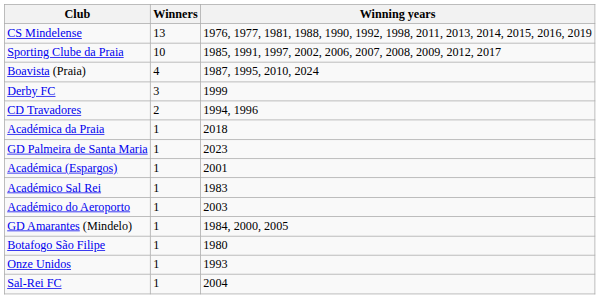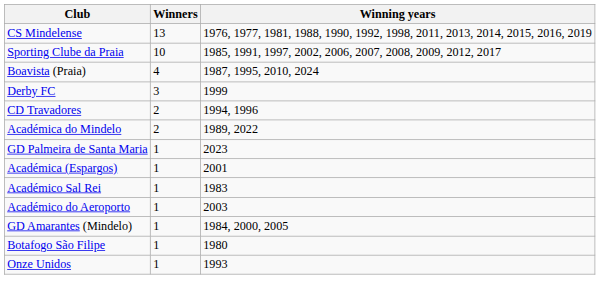+ row: (64, 129)
- row: (56, 129)
- row: (34, 284)
